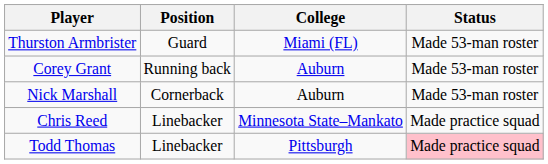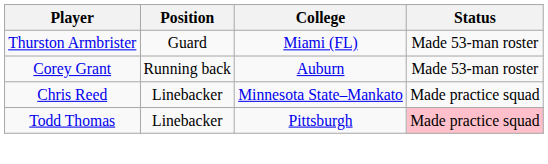- row: (72, 95)
